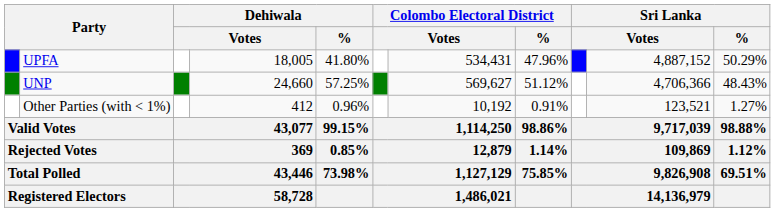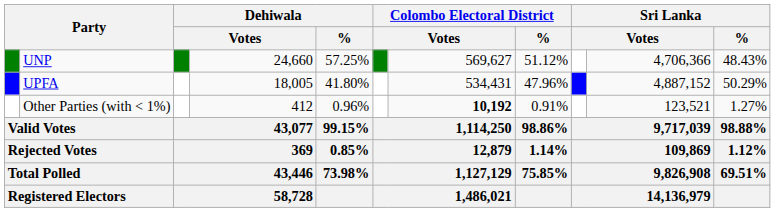rows swapped: (37, 83) <-> (41, 60)
(492, 106) normal -> (492, 106) bold
